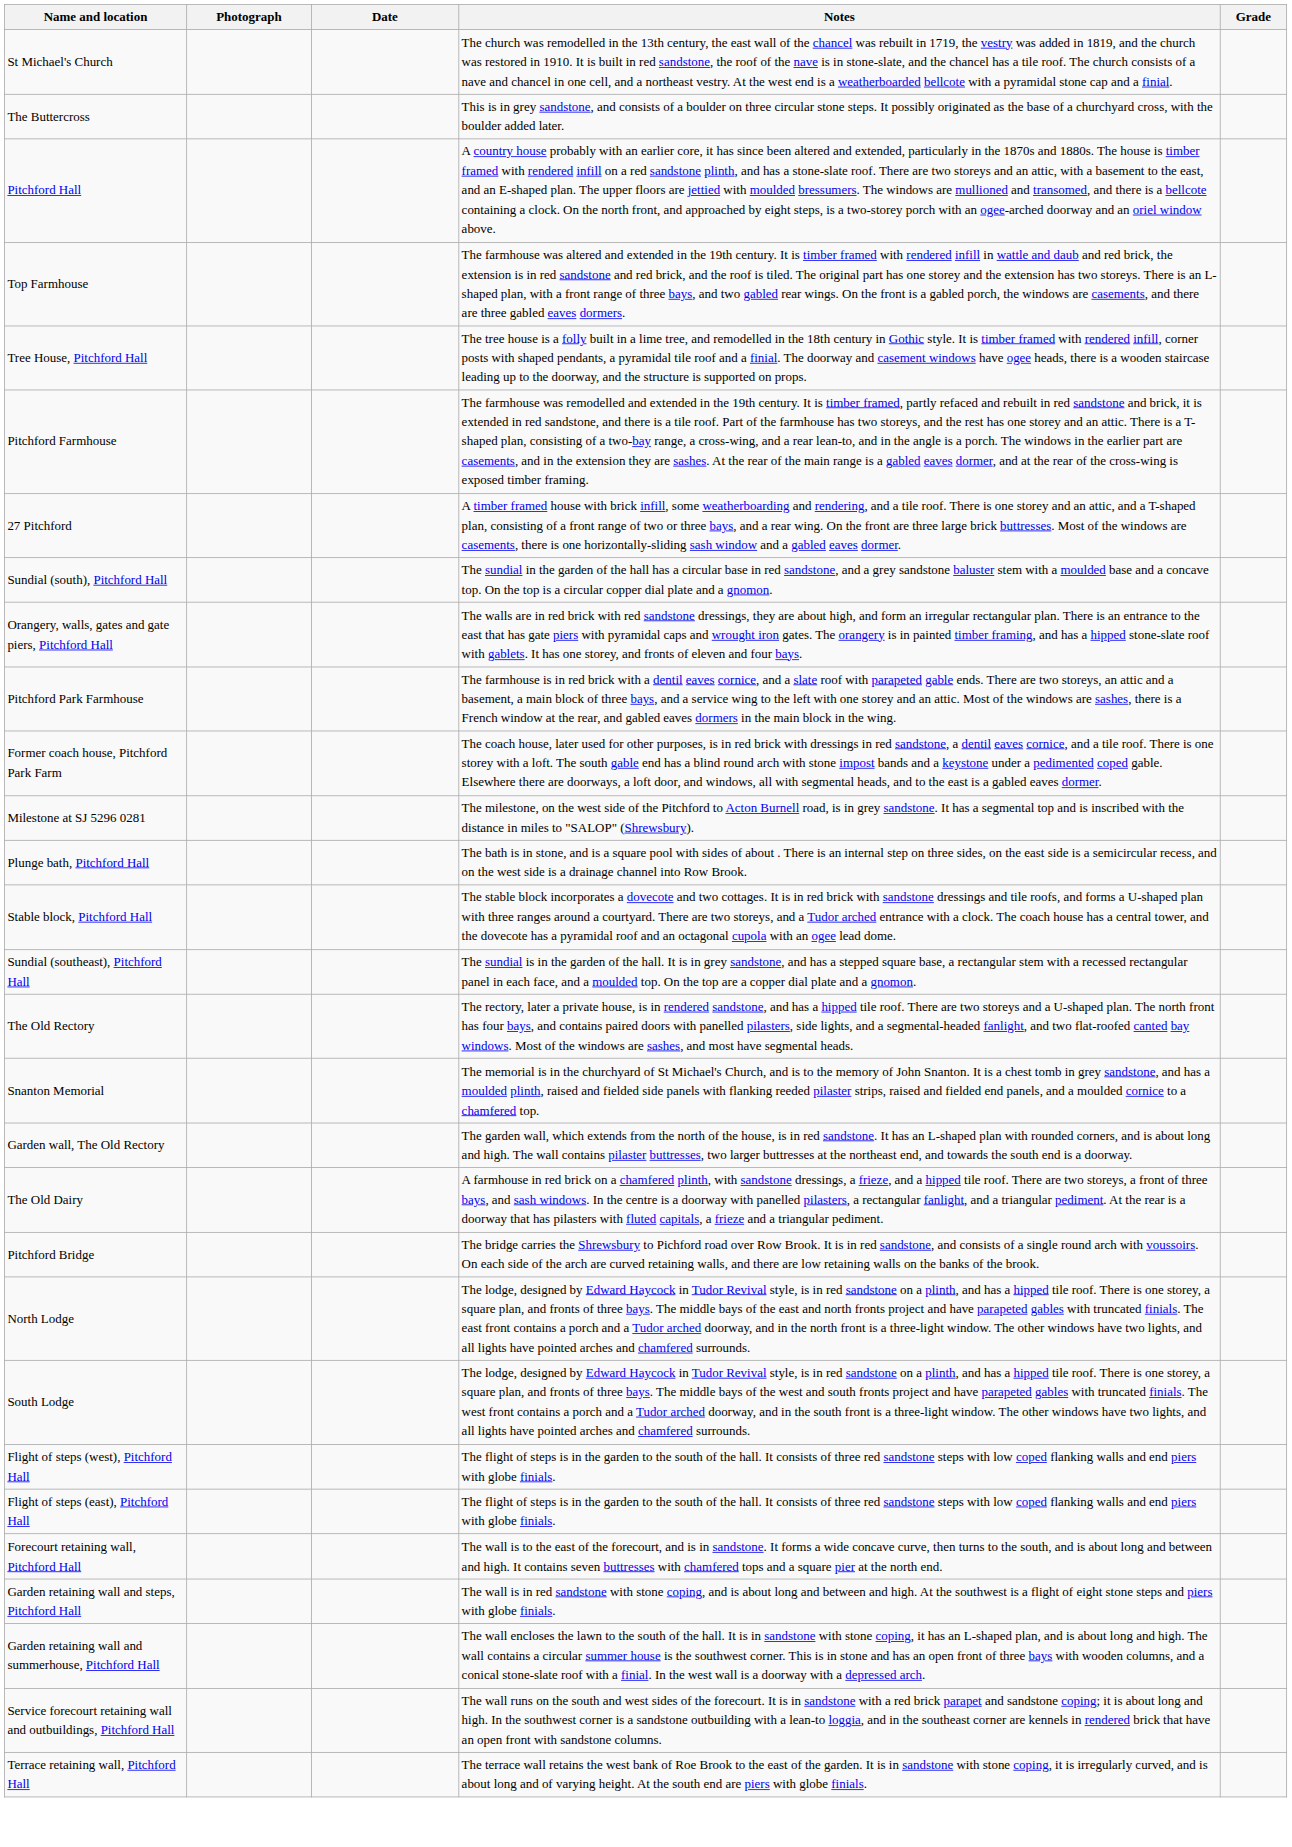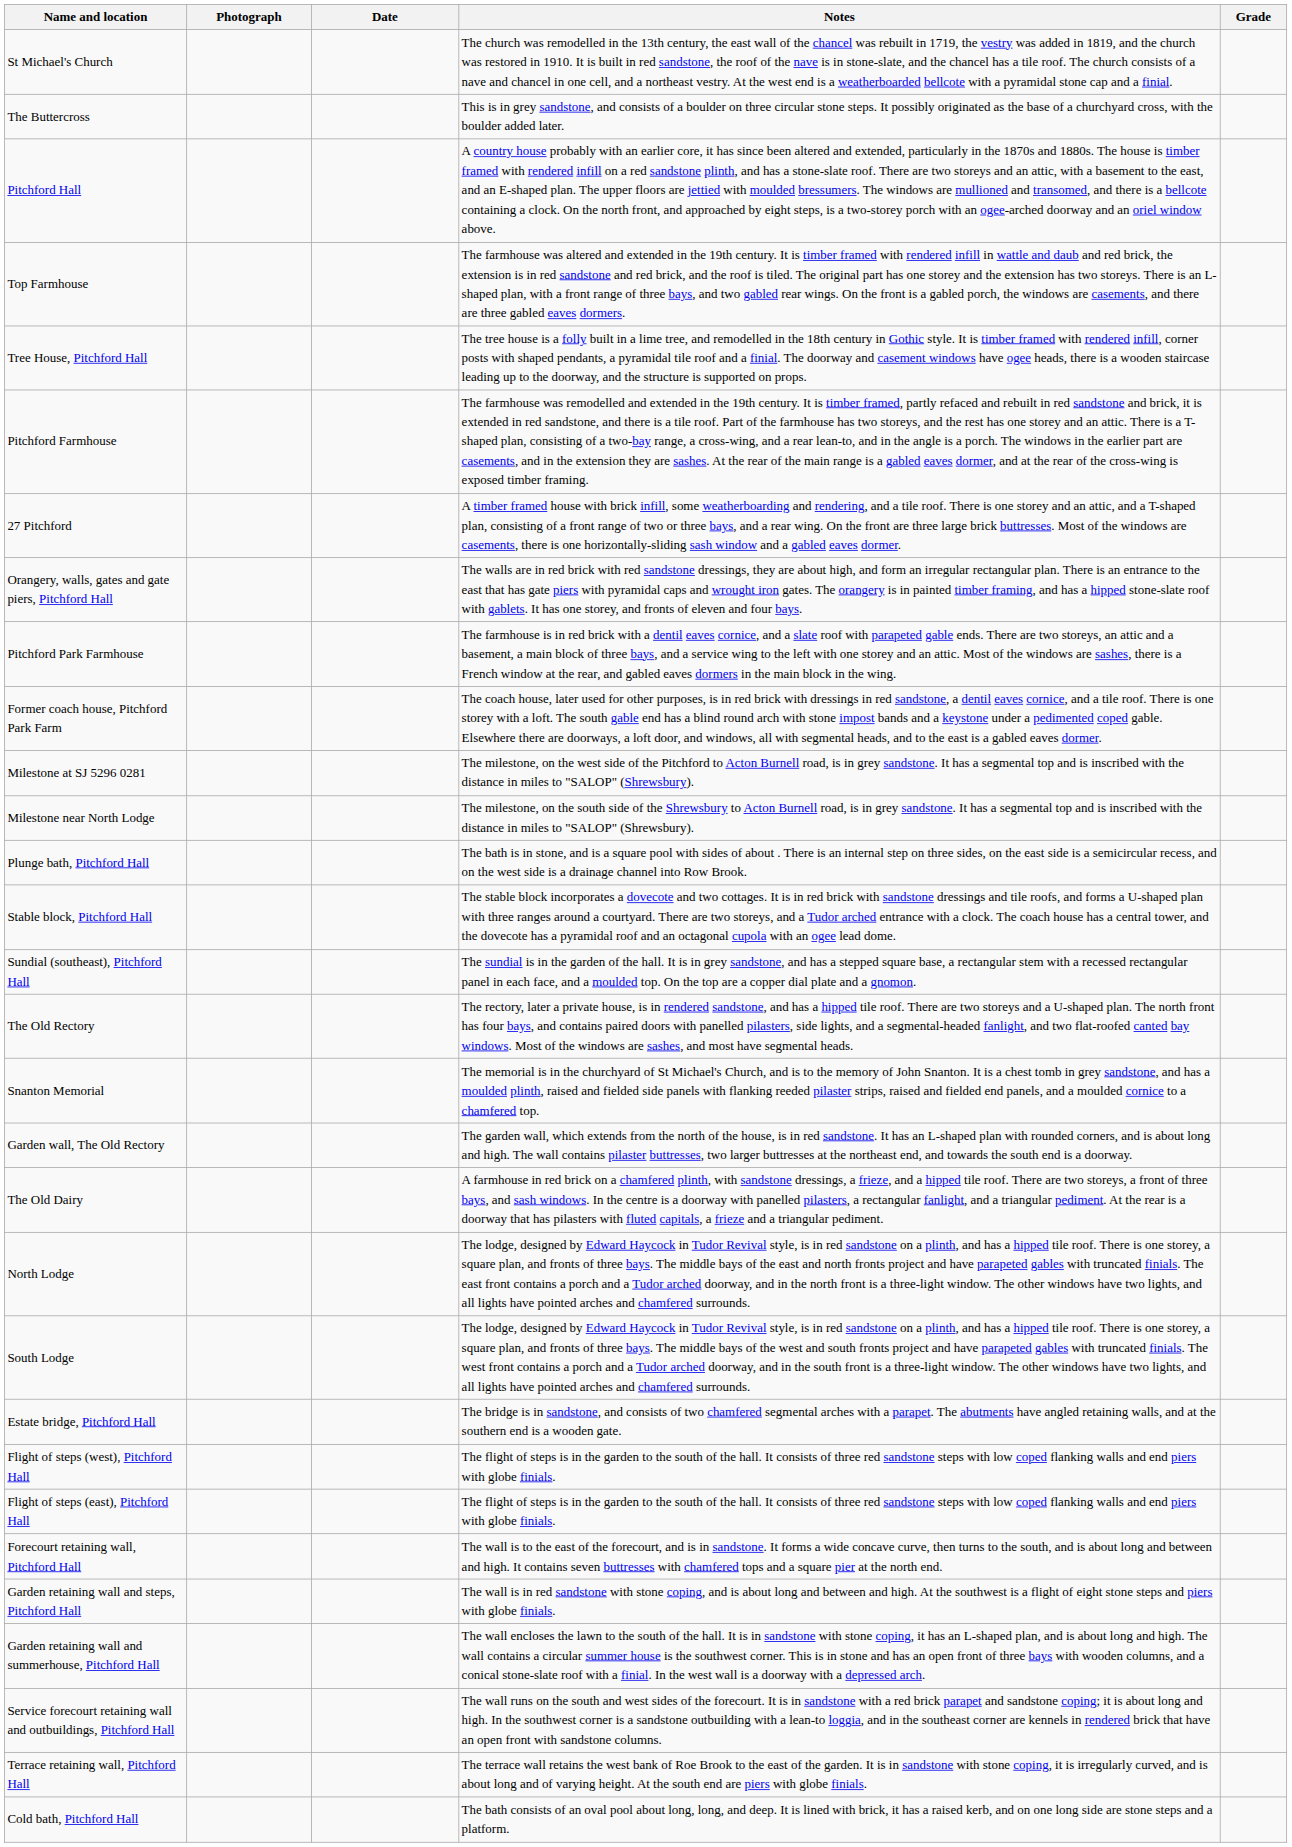- row: (87, 580)
+ row: (81, 817)
- row: (51, 1254)
+ row: (82, 1421)
+ row: (73, 1819)
